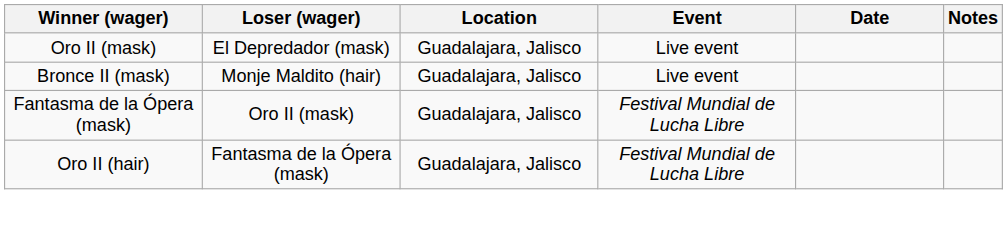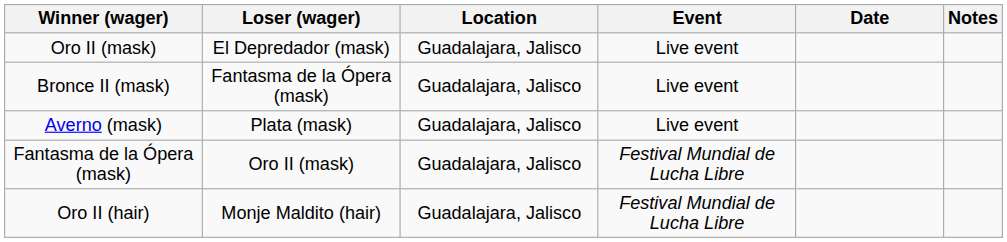(301, 76) Monje Maldito (hair) -> (301, 86) Fantasma de la Ópera (mask)
+ row: (103, 125)
(301, 164) Fantasma de la Ópera (mask) -> (301, 213) Monje Maldito (hair)
